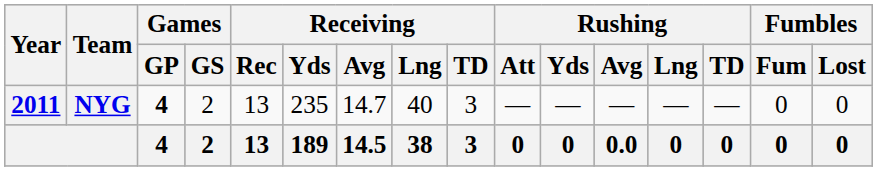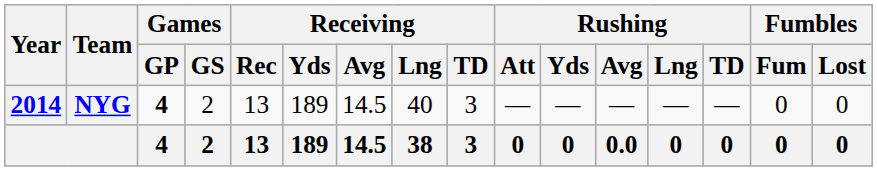(36, 104) 2011 -> (36, 104) 2014
(310, 104) 235 -> (310, 104) 189
(364, 104) 14.7 -> (364, 104) 14.5
